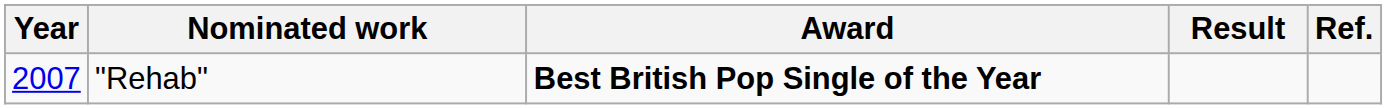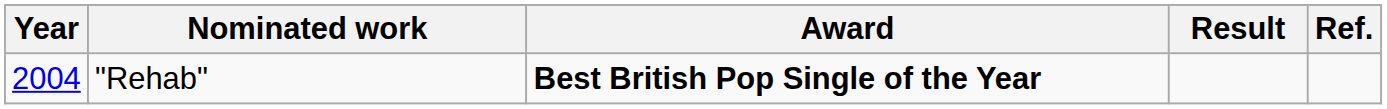(46, 77) 2007 -> (46, 77) 2004
